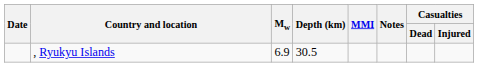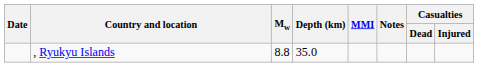(282, 52) 6.9 -> (282, 52) 8.8
(306, 52) 30.5 -> (306, 52) 35.0
